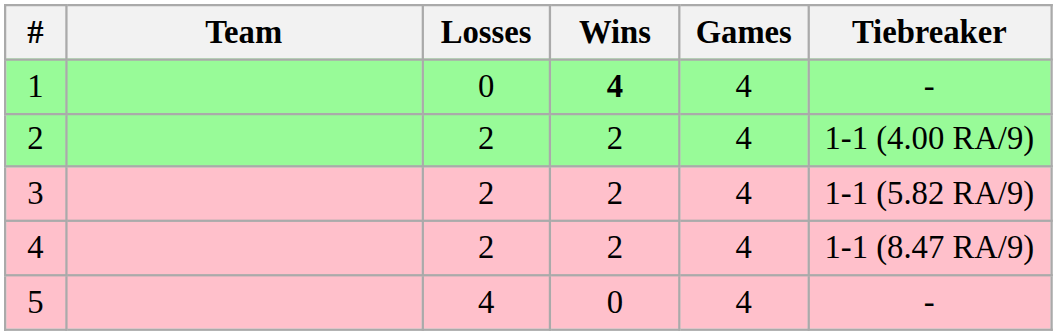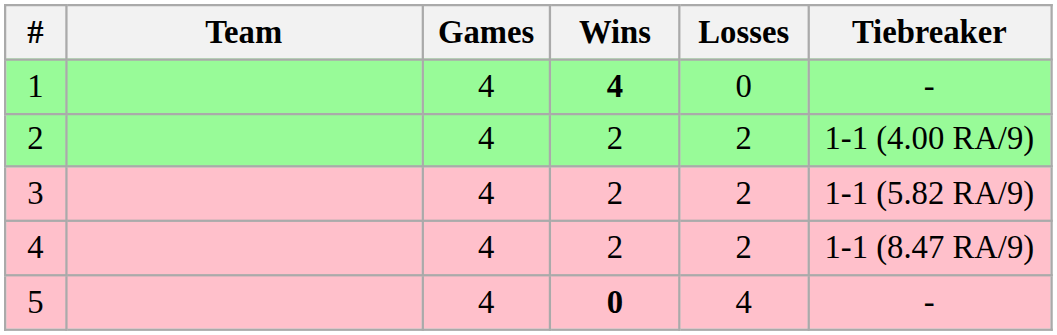columns swapped: (744, 31) <-> (486, 31)
(615, 301) normal -> (615, 301) bold
